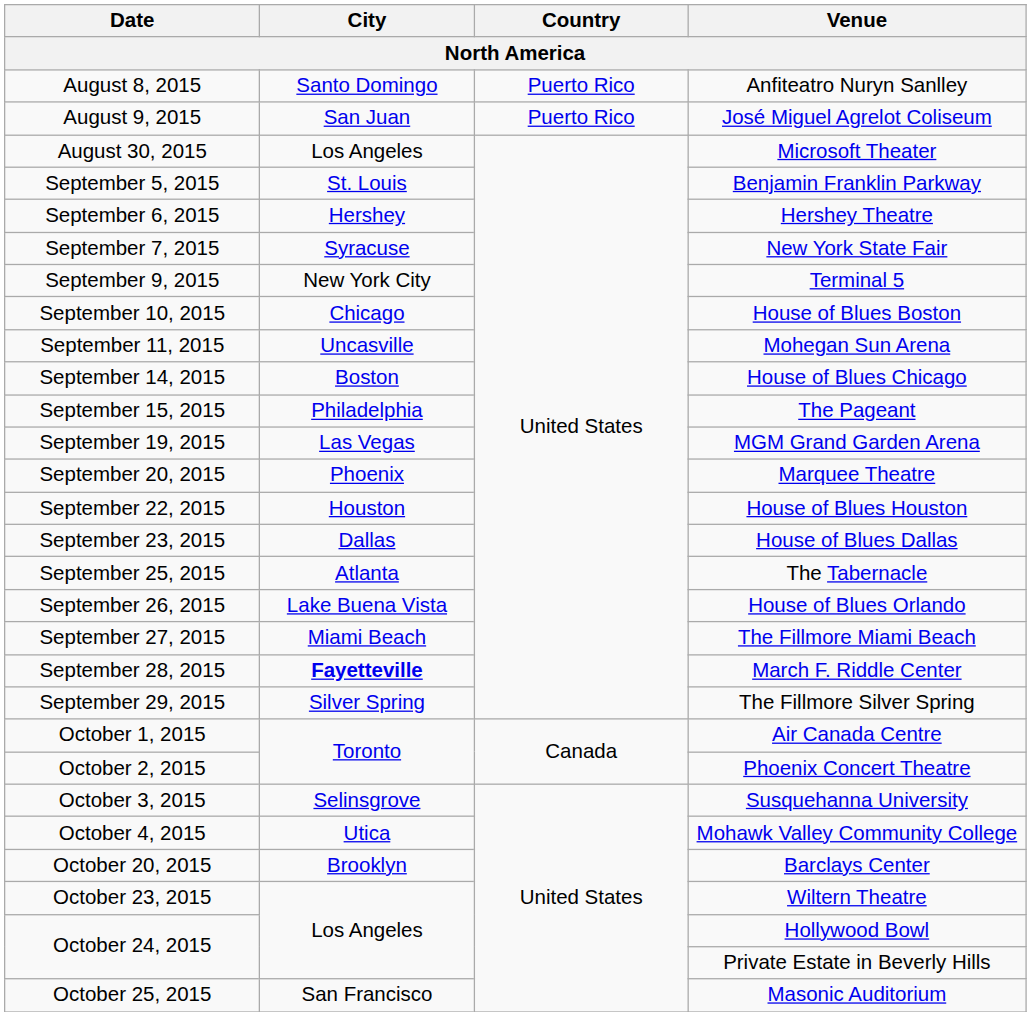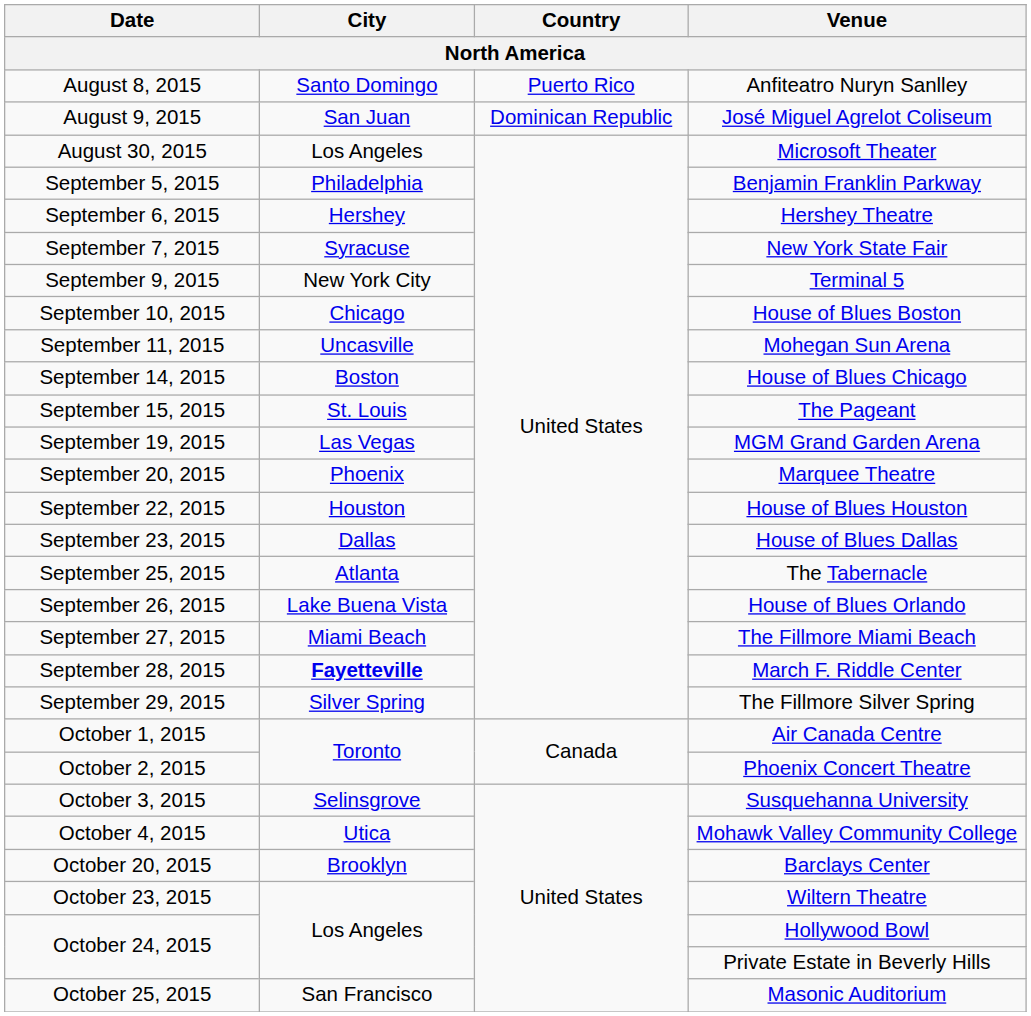(581, 118) Puerto Rico -> (581, 118) Dominican Republic
(367, 183) St. Louis -> (367, 183) Philadelphia
(367, 410) Philadelphia -> (367, 410) St. Louis
